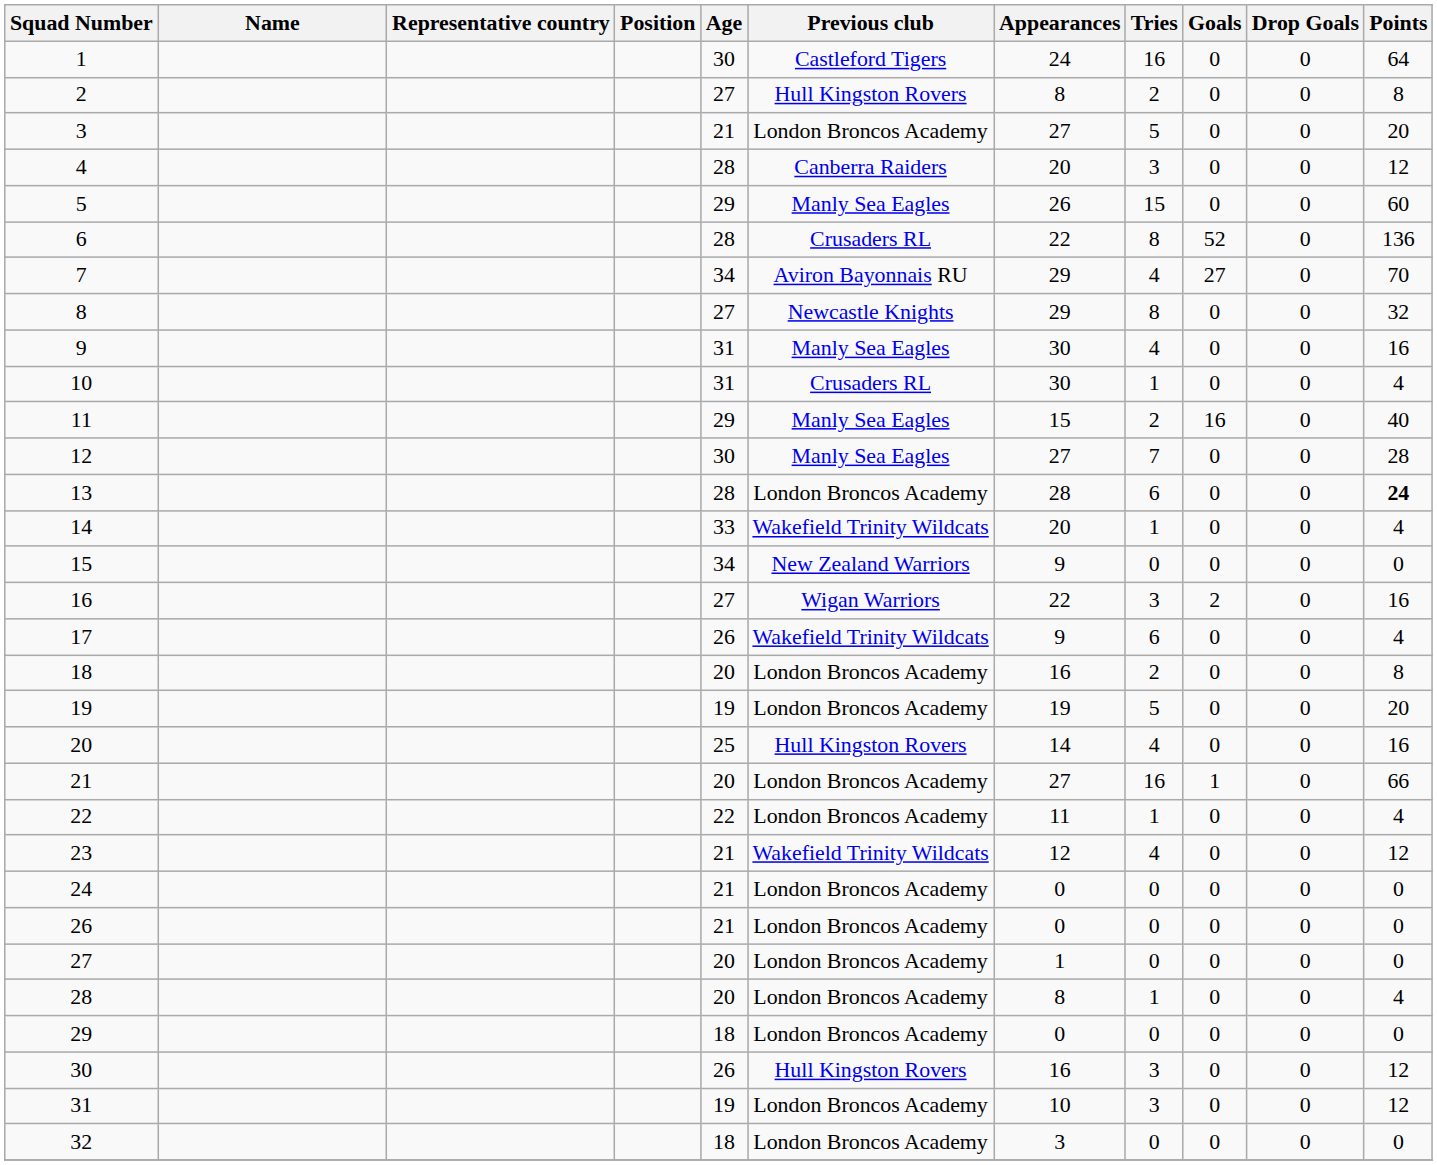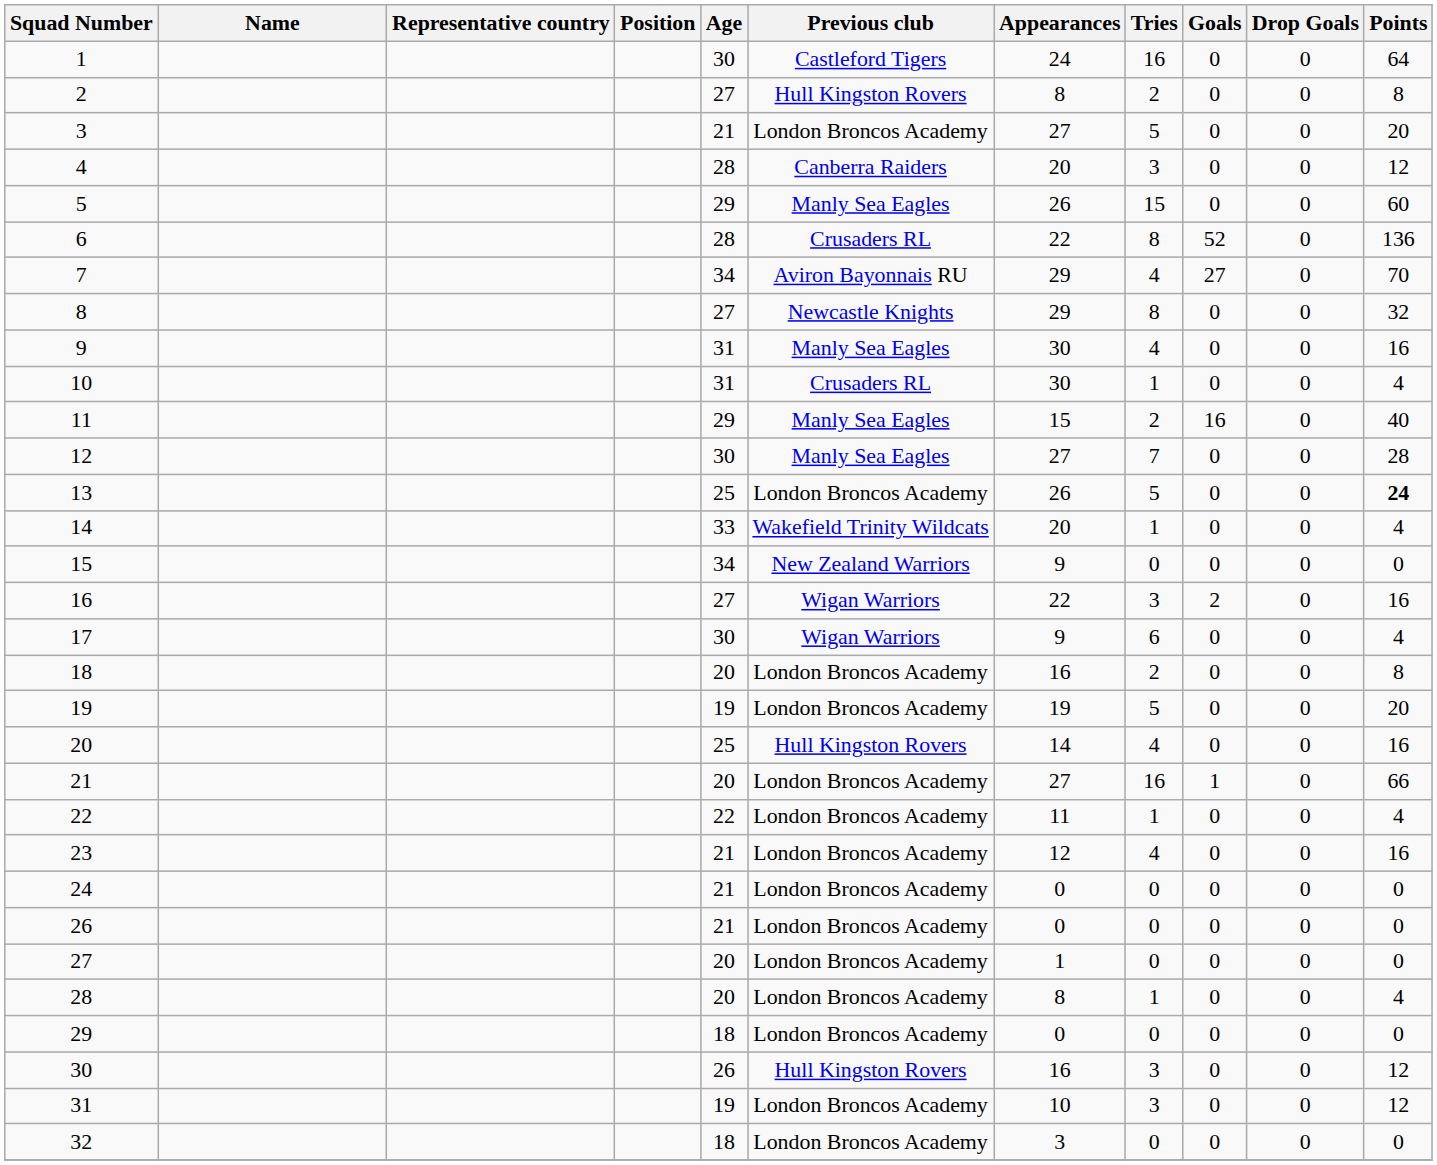(724, 492) 28 -> (724, 492) 25
(1060, 492) 28 -> (1060, 492) 26
(1154, 492) 6 -> (1154, 492) 5
(724, 636) 26 -> (724, 636) 30
(871, 636) Wakefield Trinity Wildcats -> (871, 636) Wigan Warriors
(871, 853) Wakefield Trinity Wildcats -> (871, 853) London Broncos Academy
(1398, 853) 12 -> (1398, 853) 16
